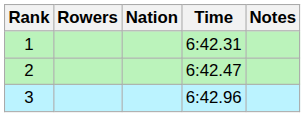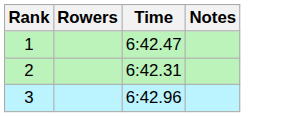- column: (152, 17)
(214, 44) 6:42.31 -> (154, 44) 6:42.47
(214, 71) 6:42.47 -> (154, 71) 6:42.31
